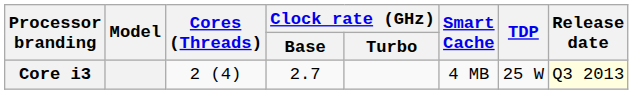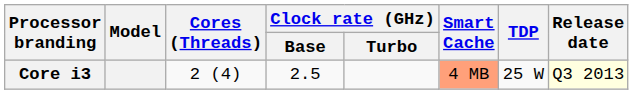(305, 75) 2.7 -> (305, 75) 2.5
(469, 75) no background -> (469, 75) lightsalmon background
